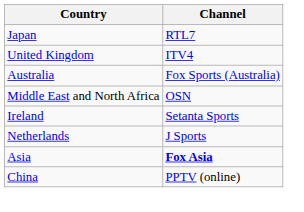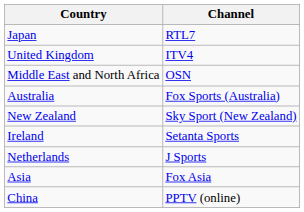rows swapped: (83, 95) <-> (31, 75)
+ row: (42, 116)
(189, 156) bold -> (188, 177) normal
